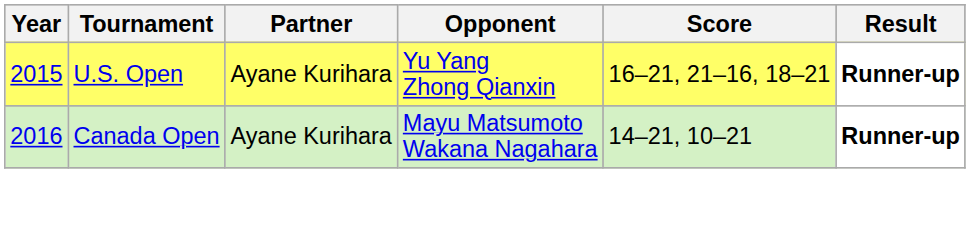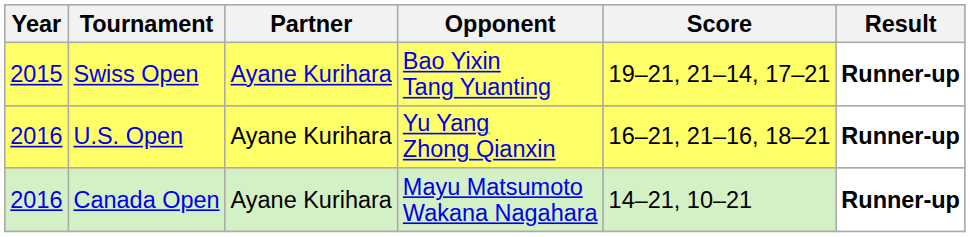+ row: (136, 74)
(36, 74) 2015 -> (36, 137) 2016
